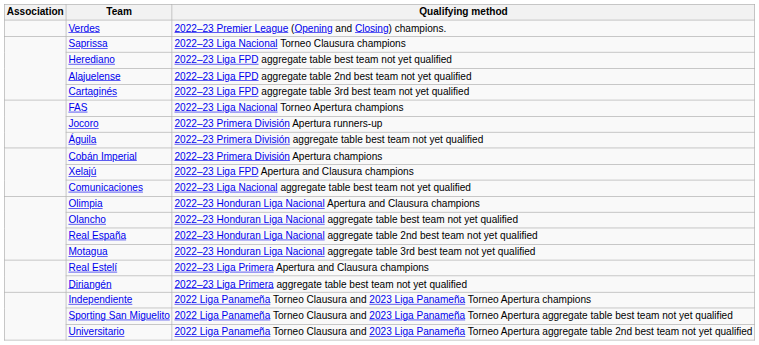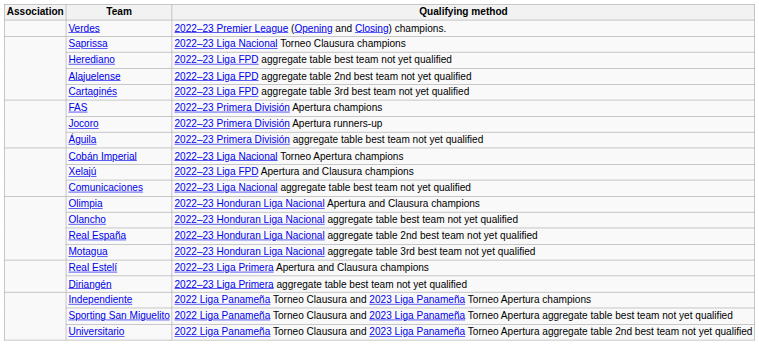(289, 108) 2022–23 Liga Nacional Torneo Apertura champions -> (278, 108) 2022–23 Primera División Apertura champions
(278, 156) 2022–23 Primera División Apertura champions -> (289, 156) 2022–23 Liga Nacional Torneo Apertura champions
